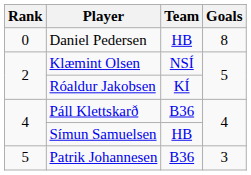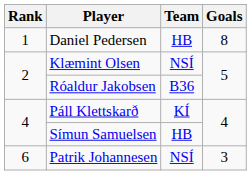(25, 39) 0 -> (25, 39) 1
(182, 87) KÍ -> (182, 87) B36
(182, 110) B36 -> (182, 110) KÍ
(25, 157) 5 -> (25, 157) 6
(182, 157) B36 -> (182, 157) NSÍ
